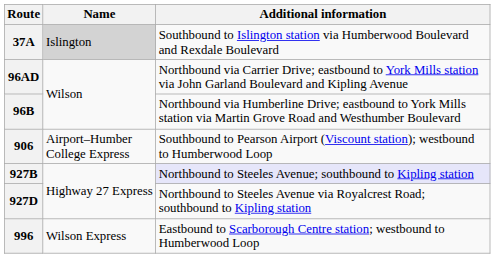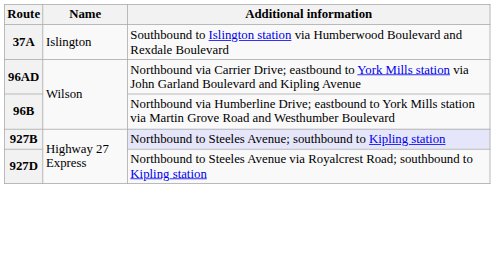(69, 42) lightgrey background -> (69, 42) no background
- row: (24, 146)
- row: (24, 235)
